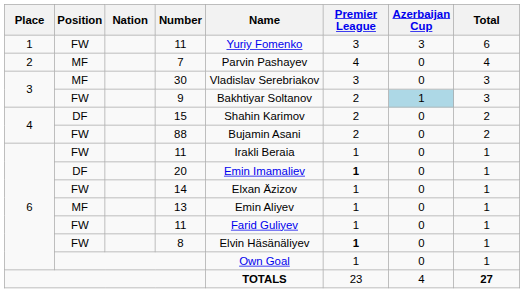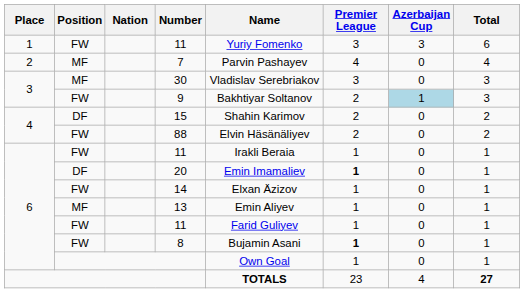(264, 135) Bujamin Asani -> (264, 135) Elvin Häsänäliyev
(264, 243) Elvin Häsänäliyev -> (264, 243) Bujamin Asani
